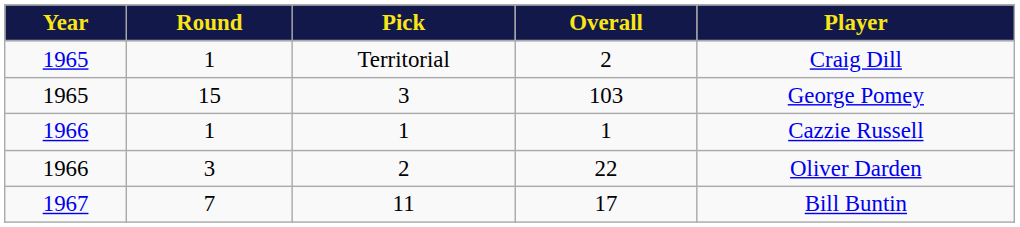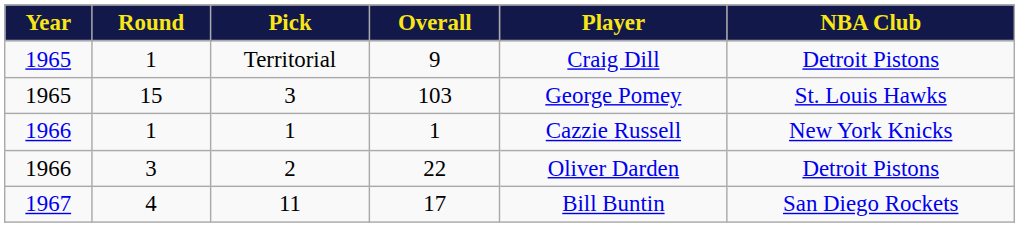+ column: (871, 22)
(606, 58) 2 -> (435, 58) 9
(209, 204) 7 -> (151, 204) 4
